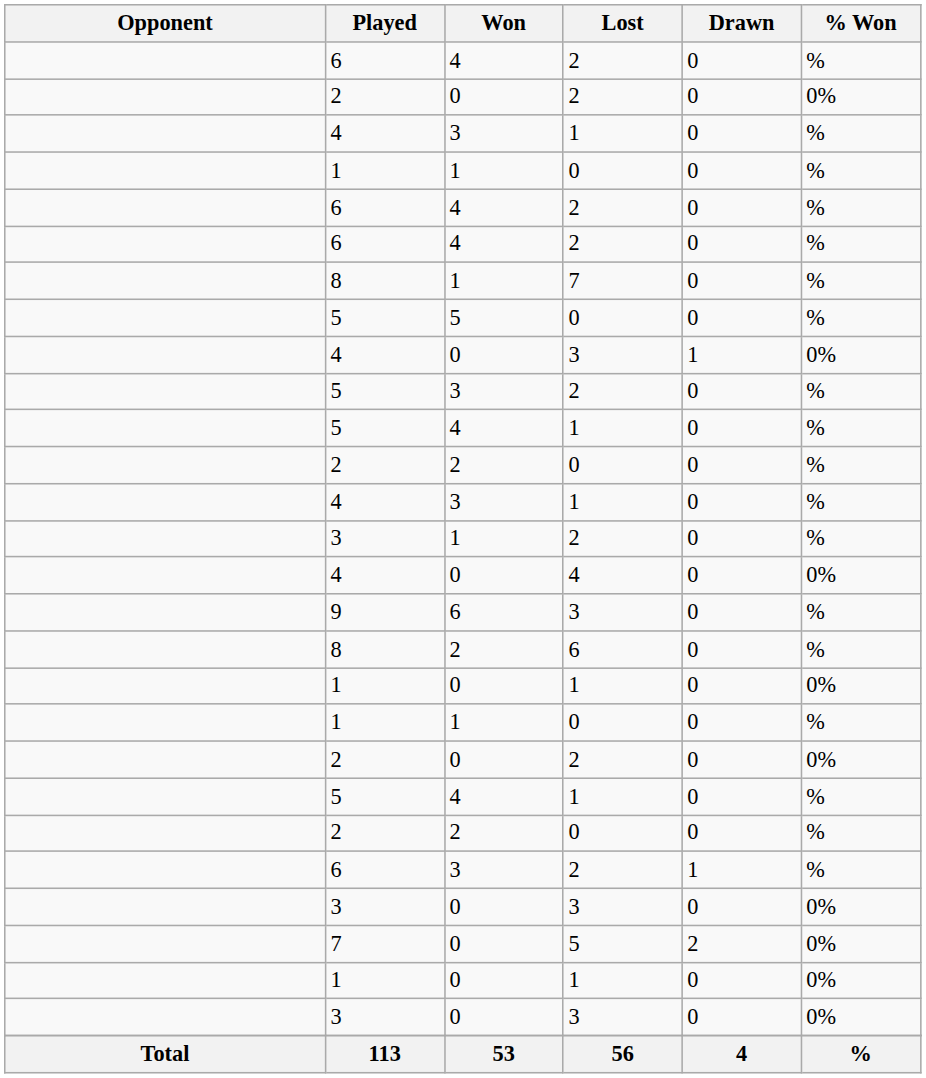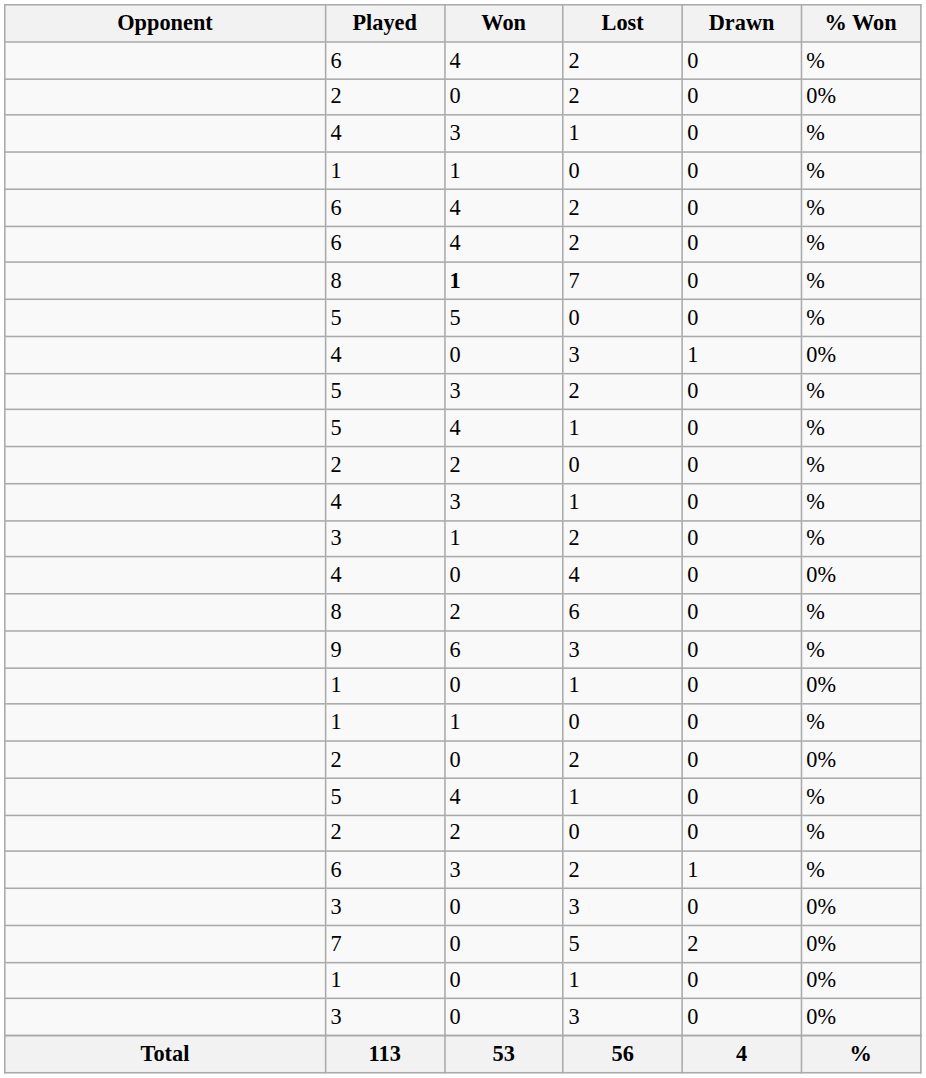(455, 280) normal -> (455, 280) bold
rows swapped: (336, 612) <-> (336, 649)
